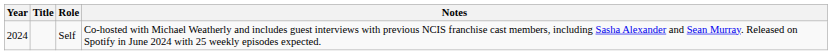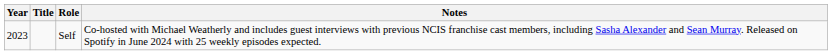(17, 35) 2024 -> (17, 35) 2023
